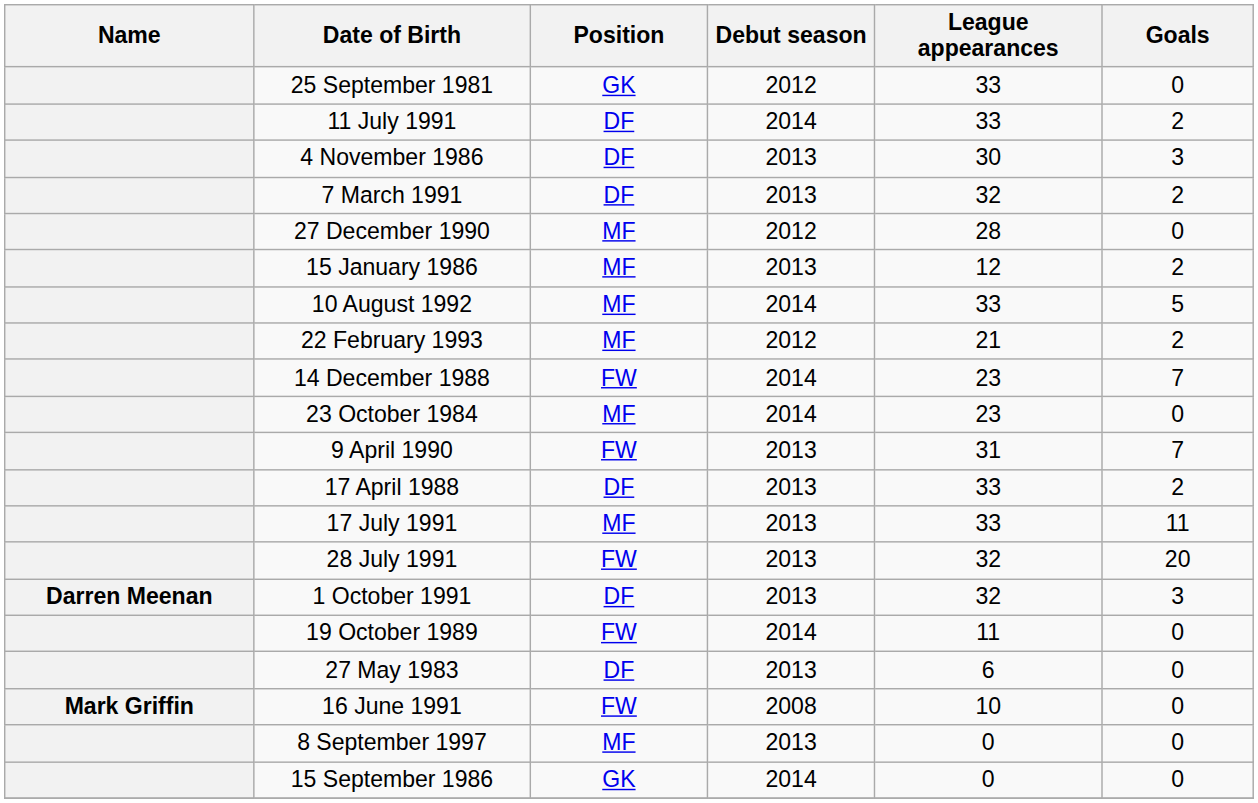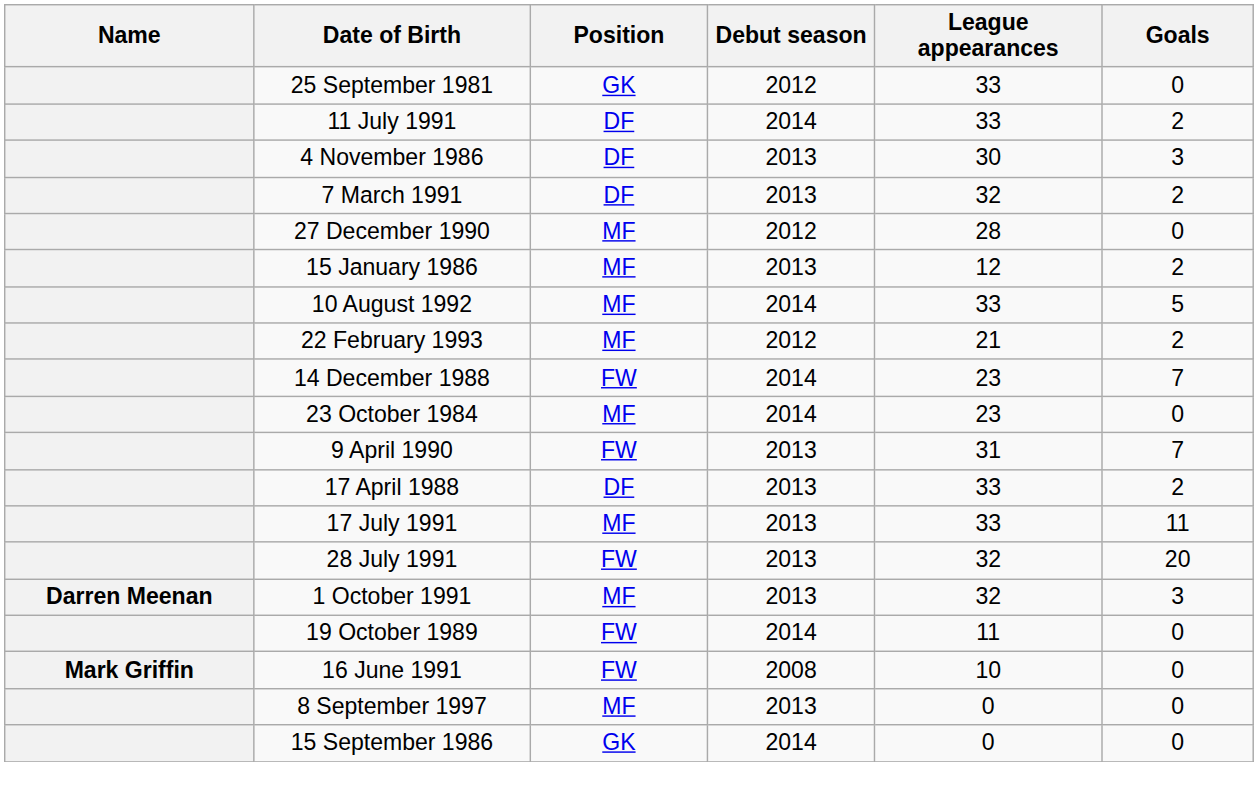(619, 596) DF -> (619, 596) MF
- row: (392, 669)
